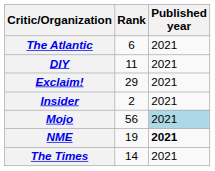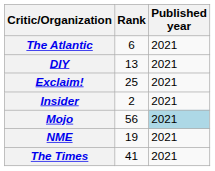(131, 63) 11 -> (131, 63) 13
(131, 82) 29 -> (131, 82) 25
(164, 138) bold -> (164, 138) normal
(131, 156) 14 -> (131, 156) 41
